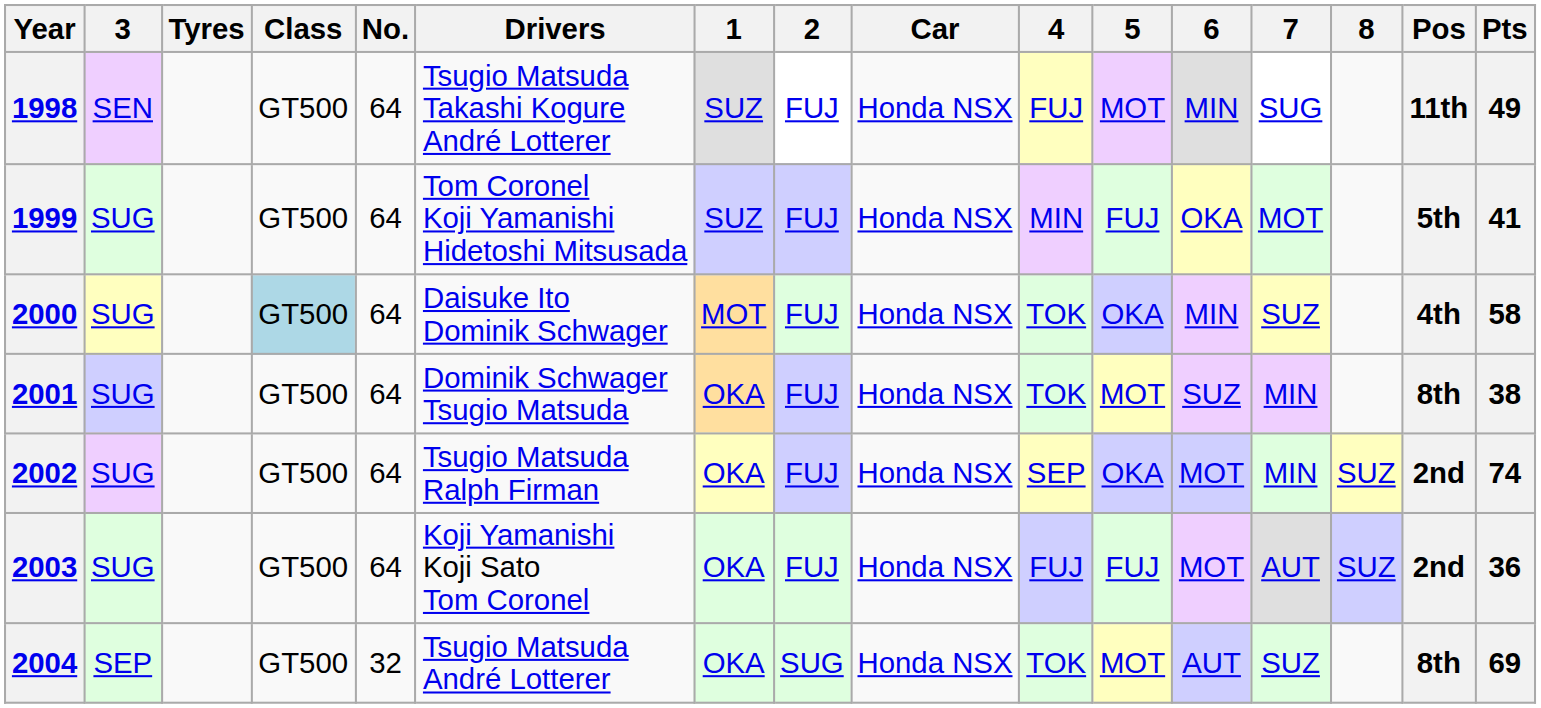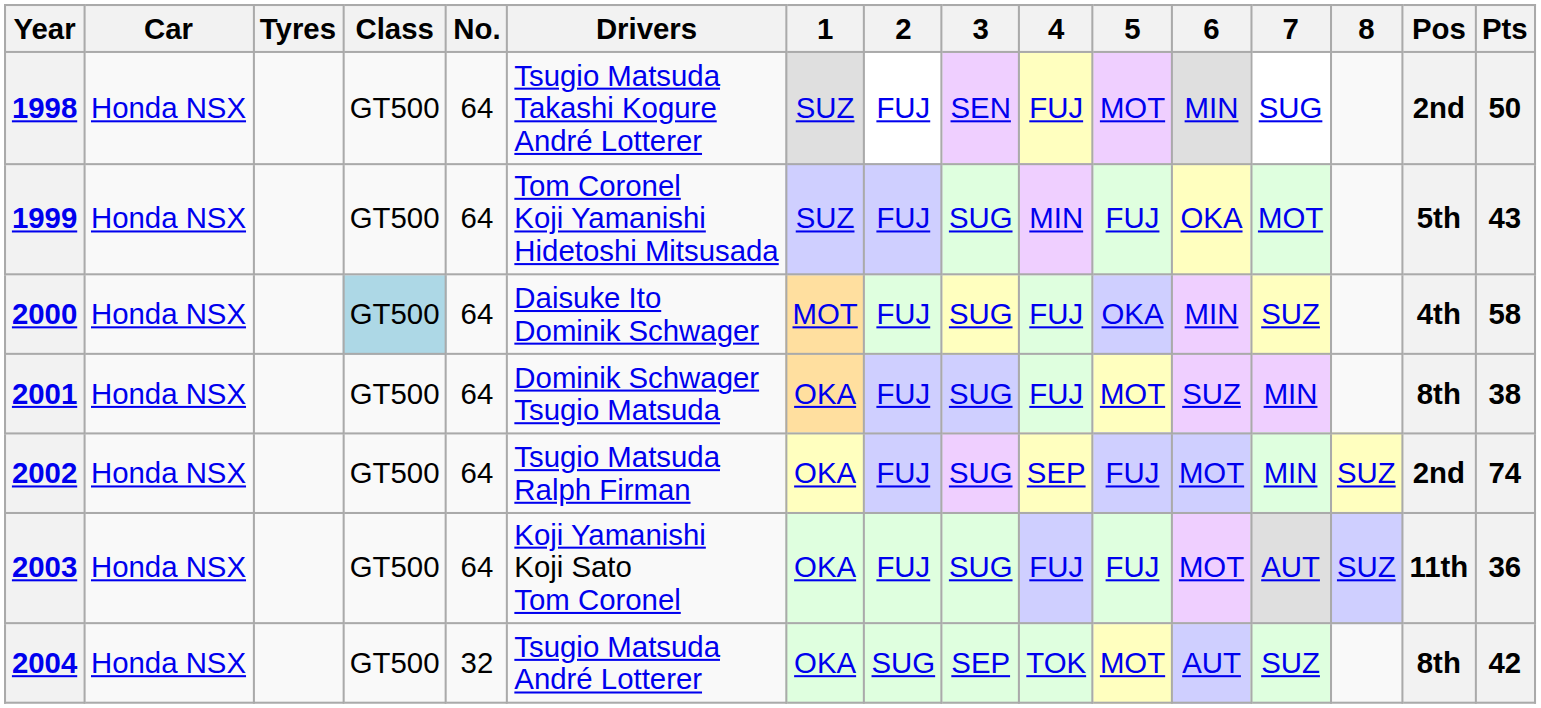columns swapped: (935, 29) <-> (123, 29)
(1439, 108) 11th -> (1439, 108) 2nd
(1505, 108) 49 -> (1505, 108) 50
(1505, 219) 41 -> (1505, 219) 43
(1056, 315) TOK -> (1056, 315) FUJ
(1056, 394) TOK -> (1056, 394) FUJ
(1133, 473) OKA -> (1133, 473) FUJ
(1439, 568) 2nd -> (1439, 568) 11th
(1505, 664) 69 -> (1505, 664) 42
